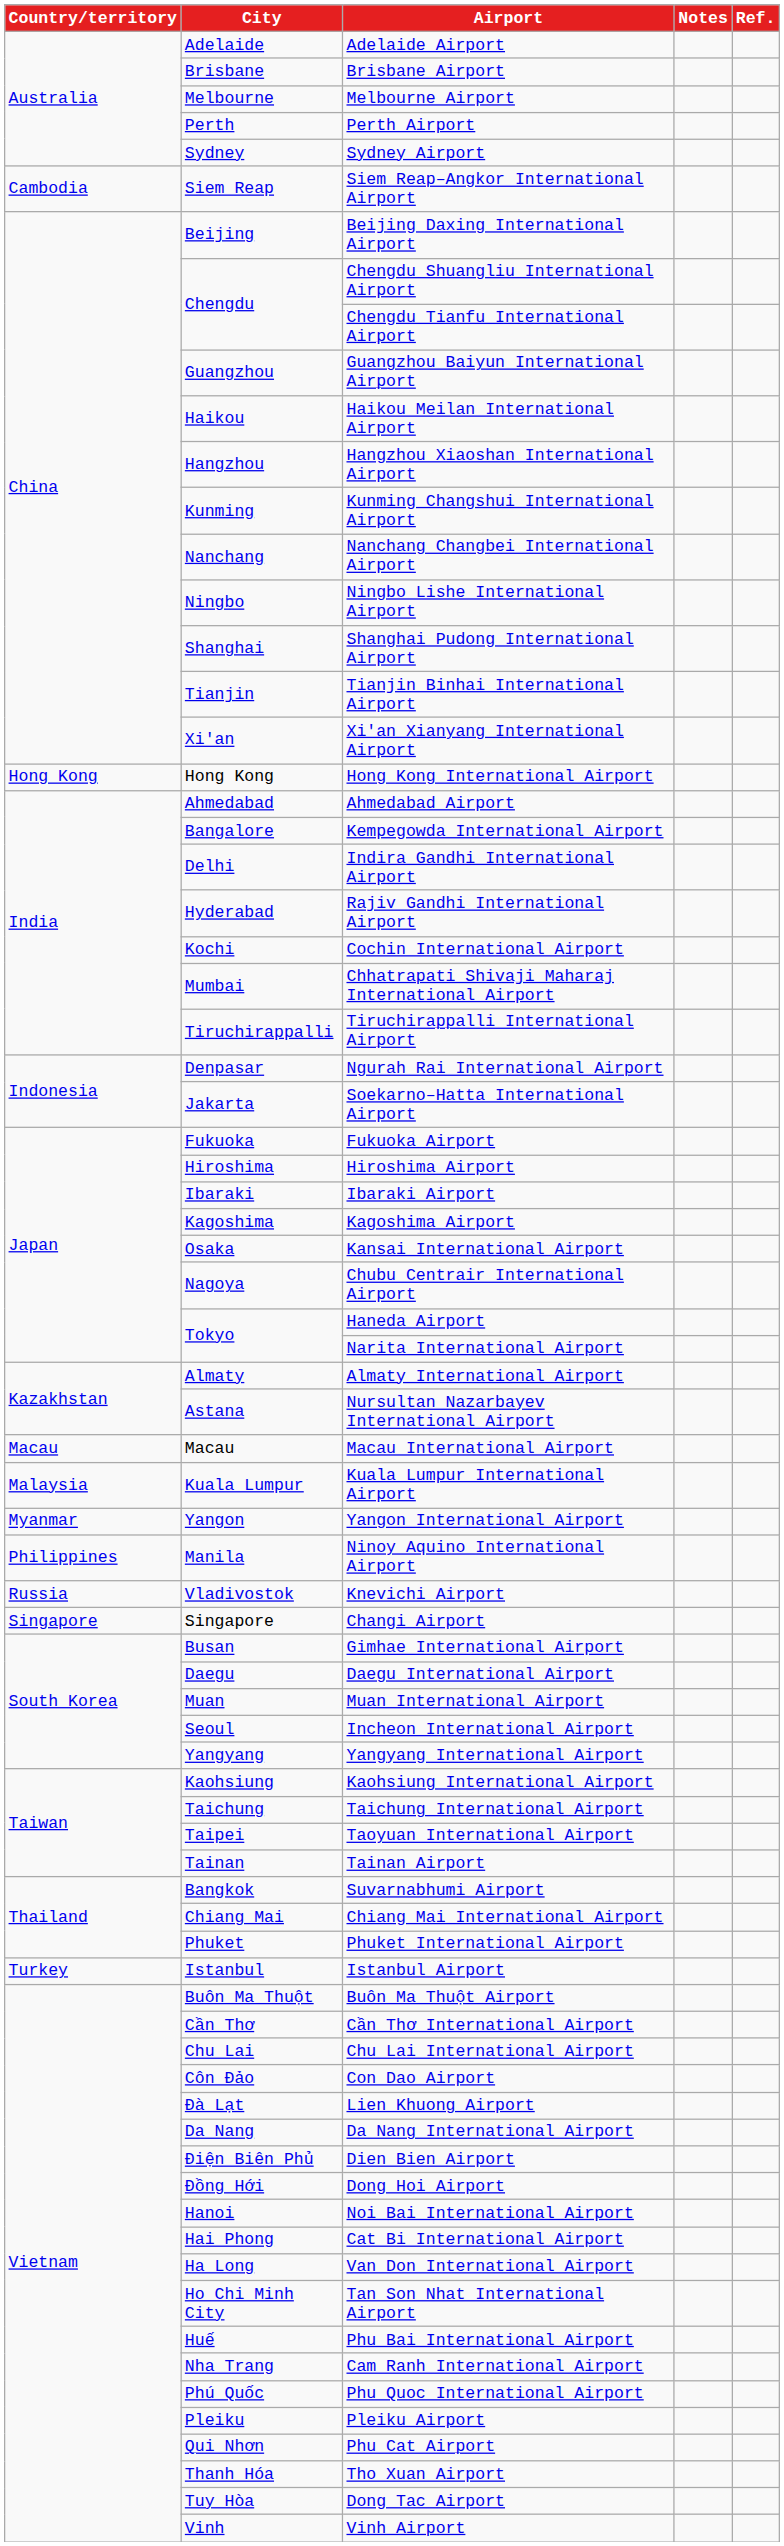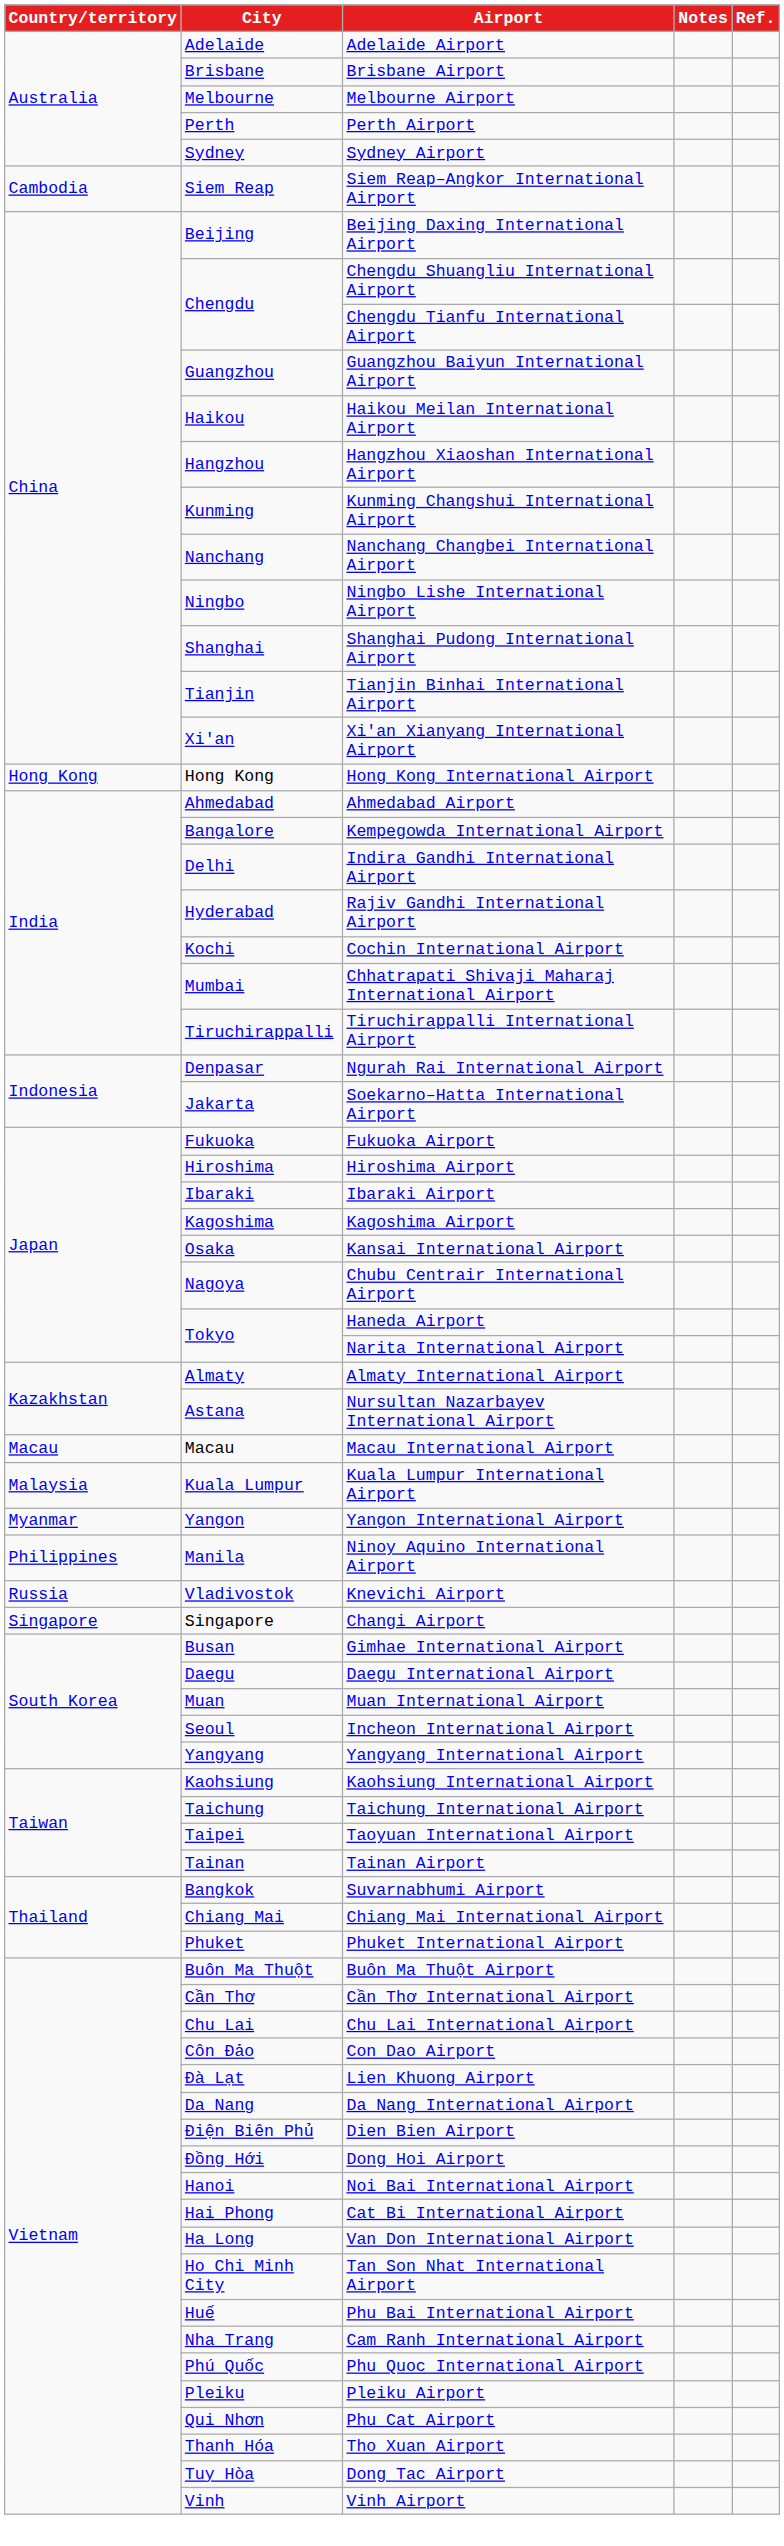- row: (426, 1971)
